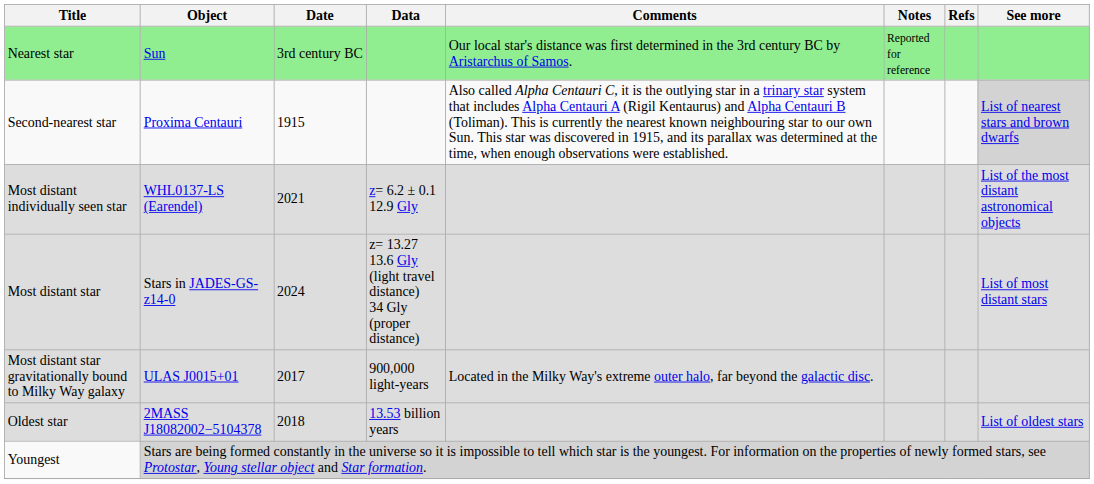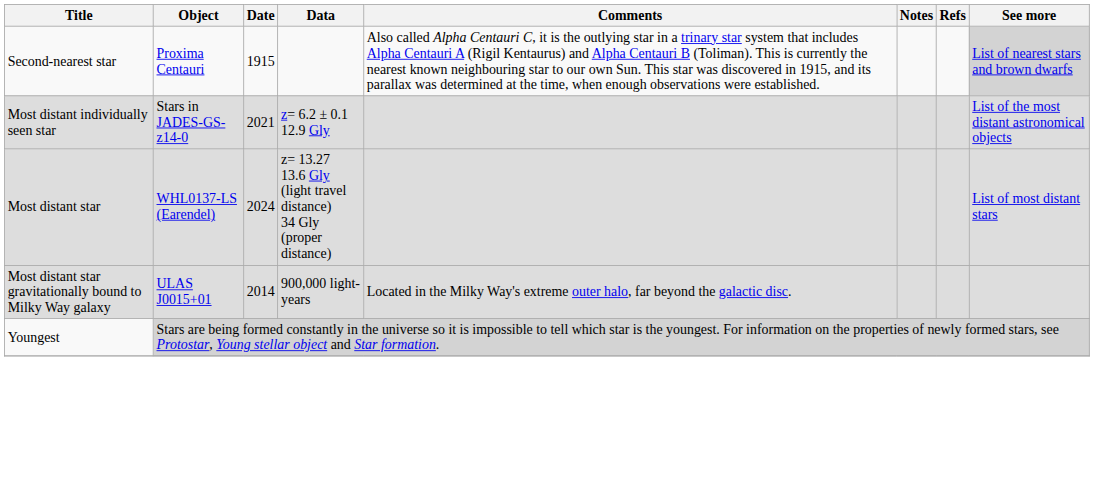- row: (41, 53)
(184, 199) WHL0137-LS (Earendel) -> (191, 122) Stars in JADES-GS-z14-0
(201, 291) Stars in JADES-GS-z14-0 -> (197, 207) WHL0137-LS (Earendel)
(291, 376) 2017 -> (261, 291) 2014
- row: (38, 422)
